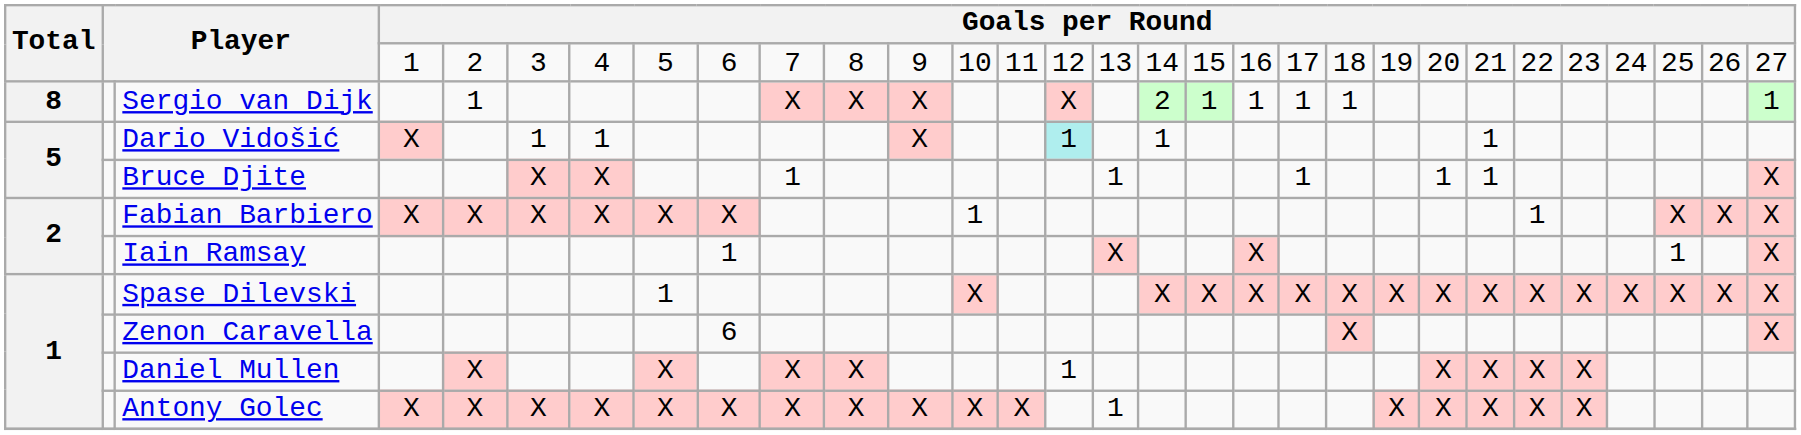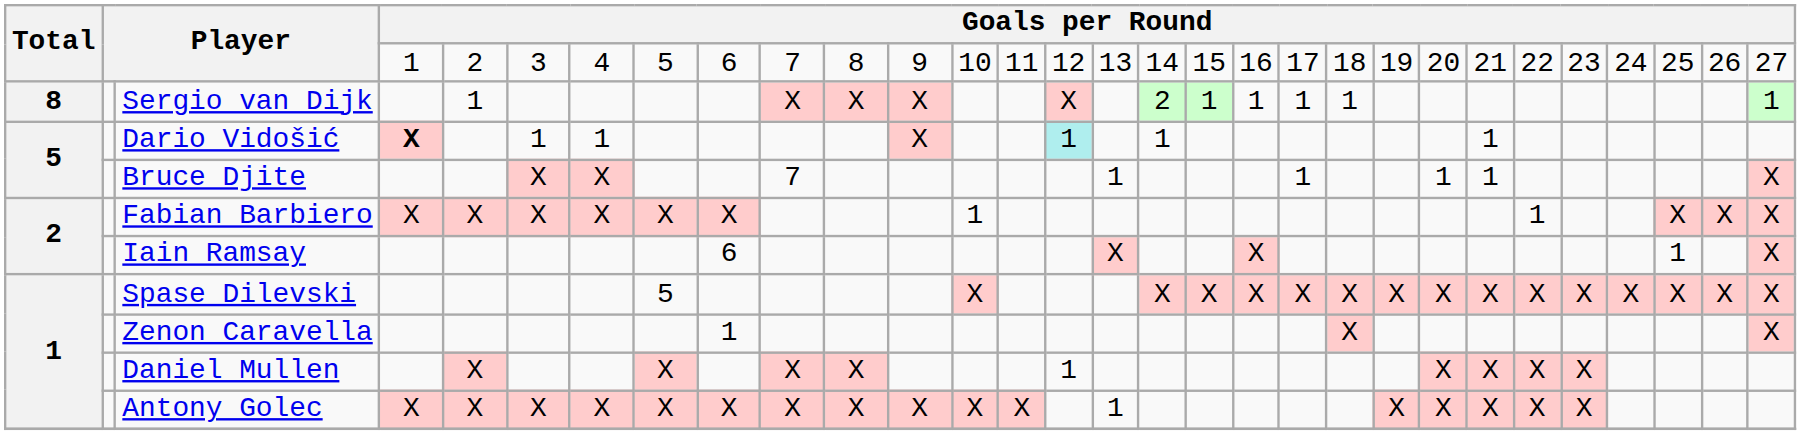(411, 139) normal -> (411, 139) bold
(793, 178) 1 -> (793, 178) 7
(729, 255) 1 -> (729, 255) 6
(665, 293) 1 -> (665, 293) 5
(729, 332) 6 -> (729, 332) 1
